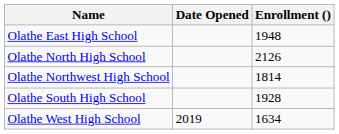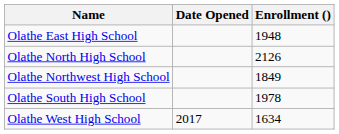(268, 77) 1814 -> (268, 77) 1849
(268, 98) 1928 -> (268, 98) 1978
(189, 118) 2019 -> (189, 118) 2017
